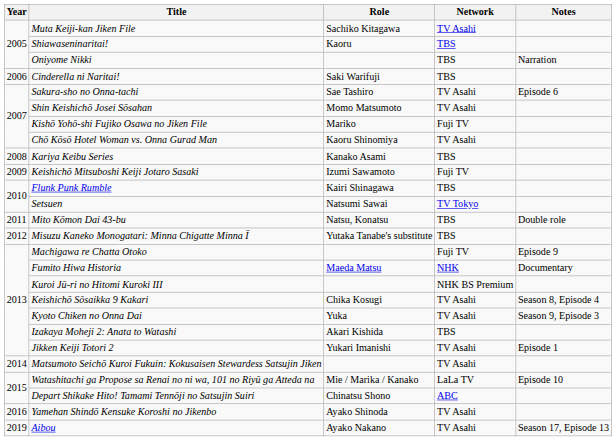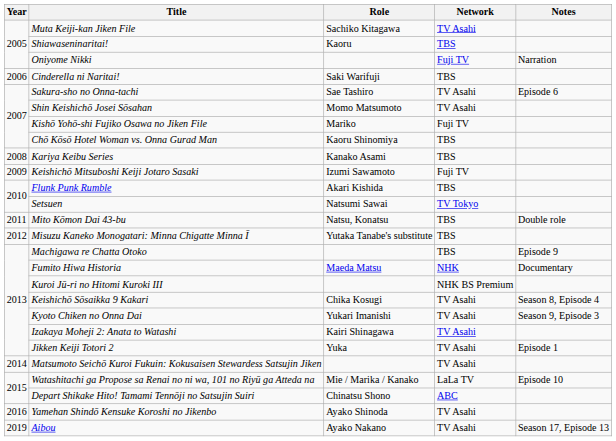(446, 60) TBS -> (453, 60) Fuji TV
(456, 140) TV Asahi -> (446, 140) TBS
(360, 188) Kairi Shinagawa -> (355, 188) Akari Kishida
(453, 252) Fuji TV -> (446, 252) TBS
(337, 316) Yuka -> (359, 316) Yukari Imanishi
(355, 332) Akari Kishida -> (360, 332) Kairi Shinagawa
(446, 332) TBS -> (456, 332) TV Asahi
(359, 348) Yukari Imanishi -> (337, 348) Yuka
